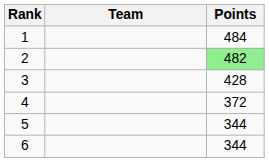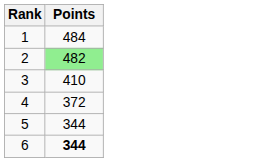- column: (126, 15)
(235, 80) 428 -> (74, 80) 410
(235, 146) normal -> (74, 146) bold
